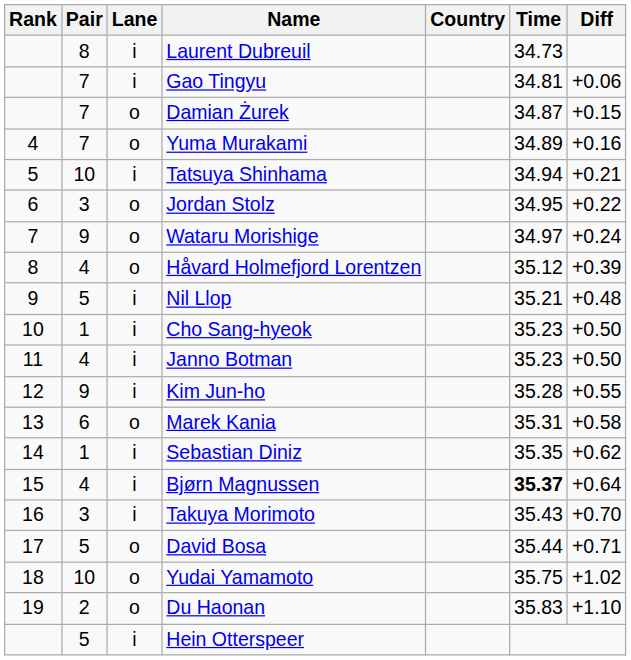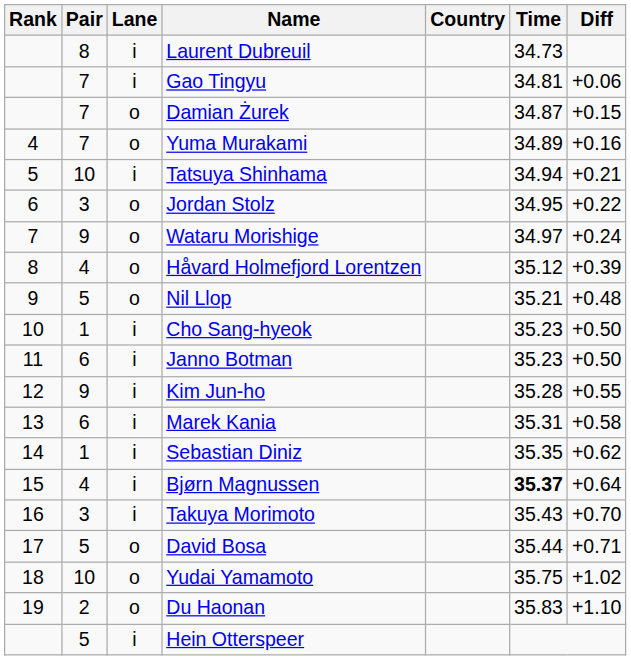(135, 298) i -> (135, 298) o
(84, 360) 4 -> (84, 360) 6
(135, 422) o -> (135, 422) i
